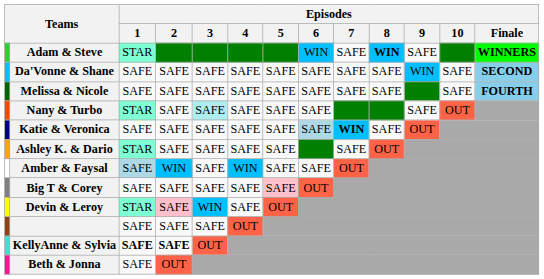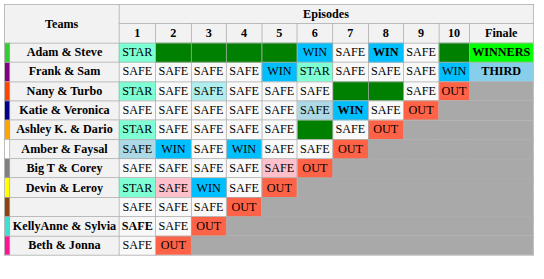- row: (64, 71)
+ row: (64, 71)
- row: (64, 91)
(174, 245) bold -> (173, 226) normal
